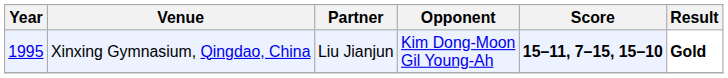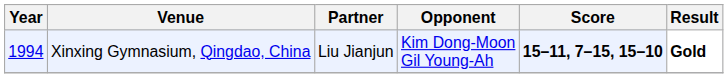(26, 51) 1995 -> (26, 51) 1994
